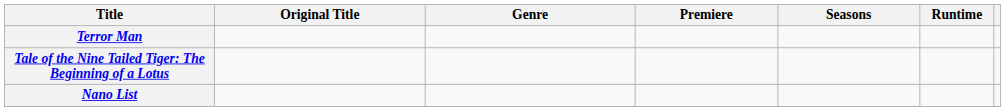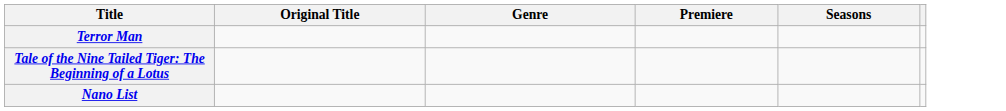- column: (957, 15)
